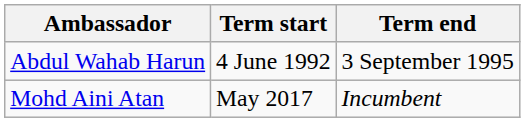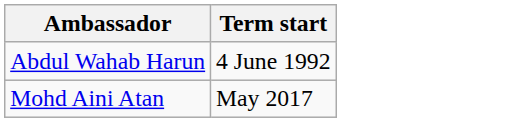- column: (428, 23)
